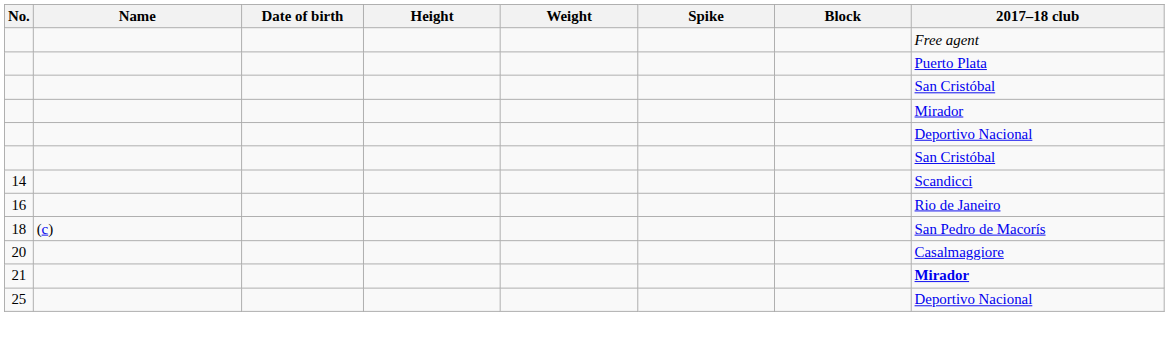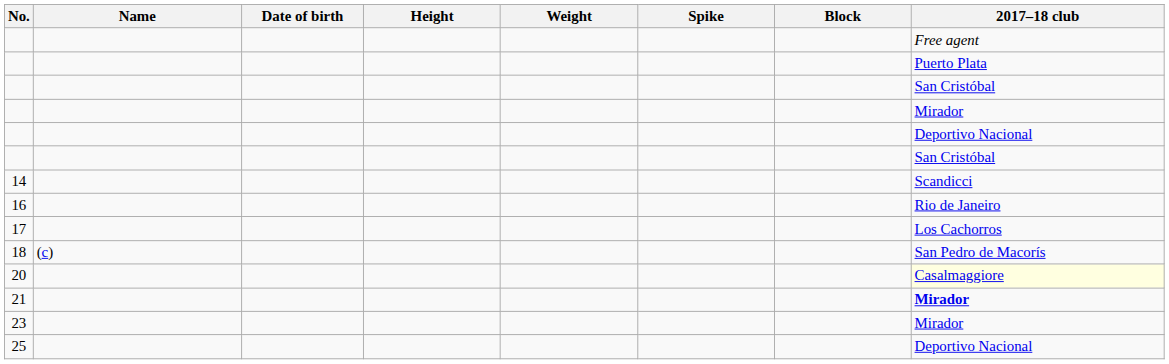+ row: (19, 228)
(959, 252) no background -> (959, 275) lightyellow background
+ row: (19, 323)
